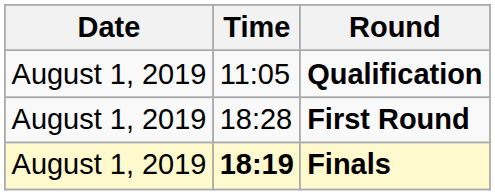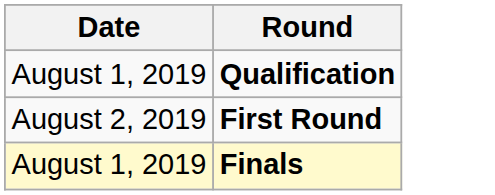- column: (257, 27)
(109, 119) August 1, 2019 -> (109, 119) August 2, 2019
